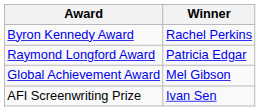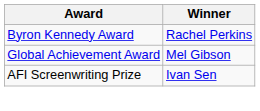- row: (81, 55)
